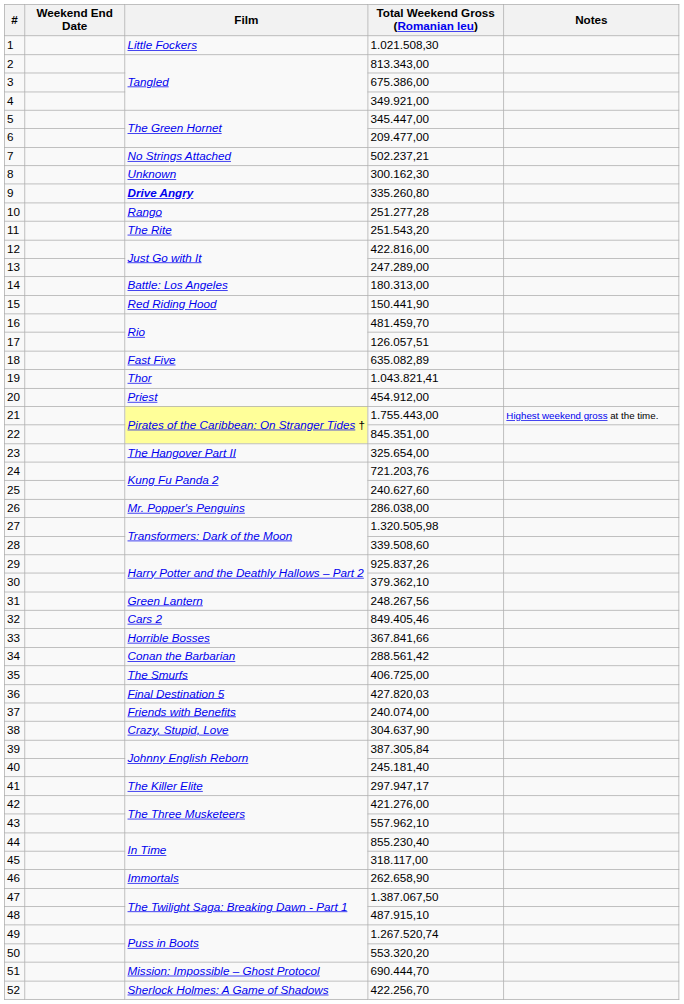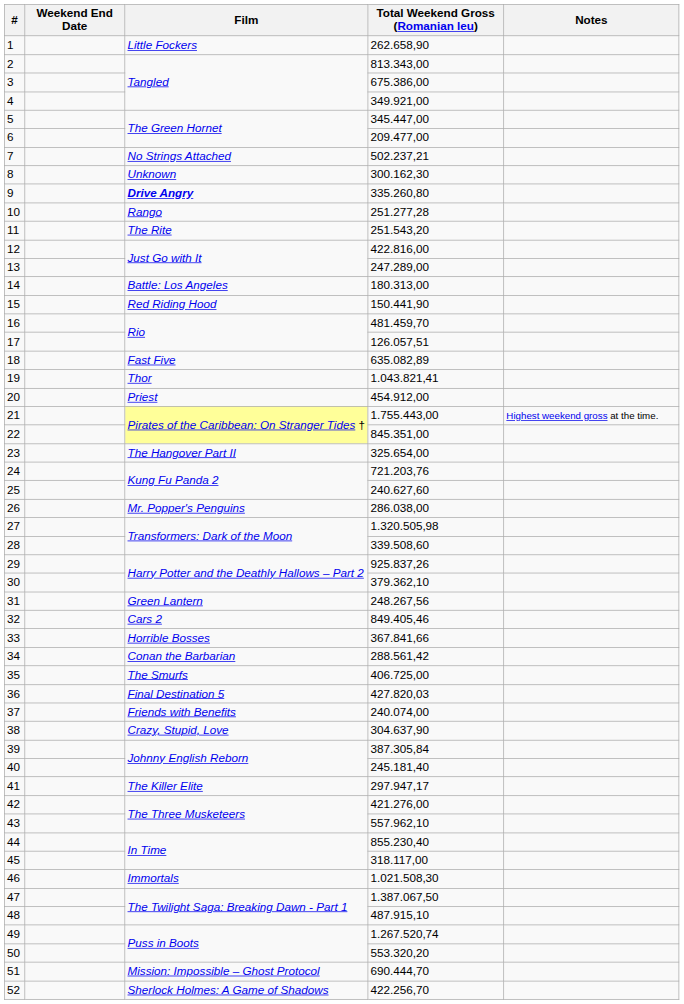(405, 45) 1.021.508,30 -> (400, 45) 262.658,90
(400, 878) 262.658,90 -> (405, 878) 1.021.508,30
